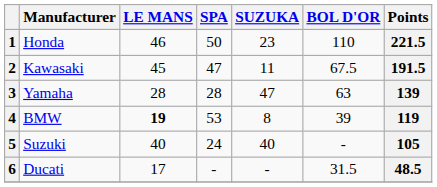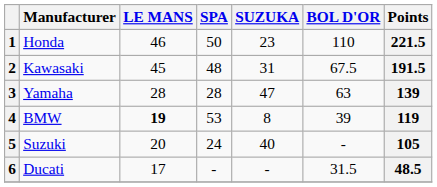(214, 67) 47 -> (214, 67) 48
(267, 67) 11 -> (267, 67) 31
(158, 143) 40 -> (158, 143) 20
